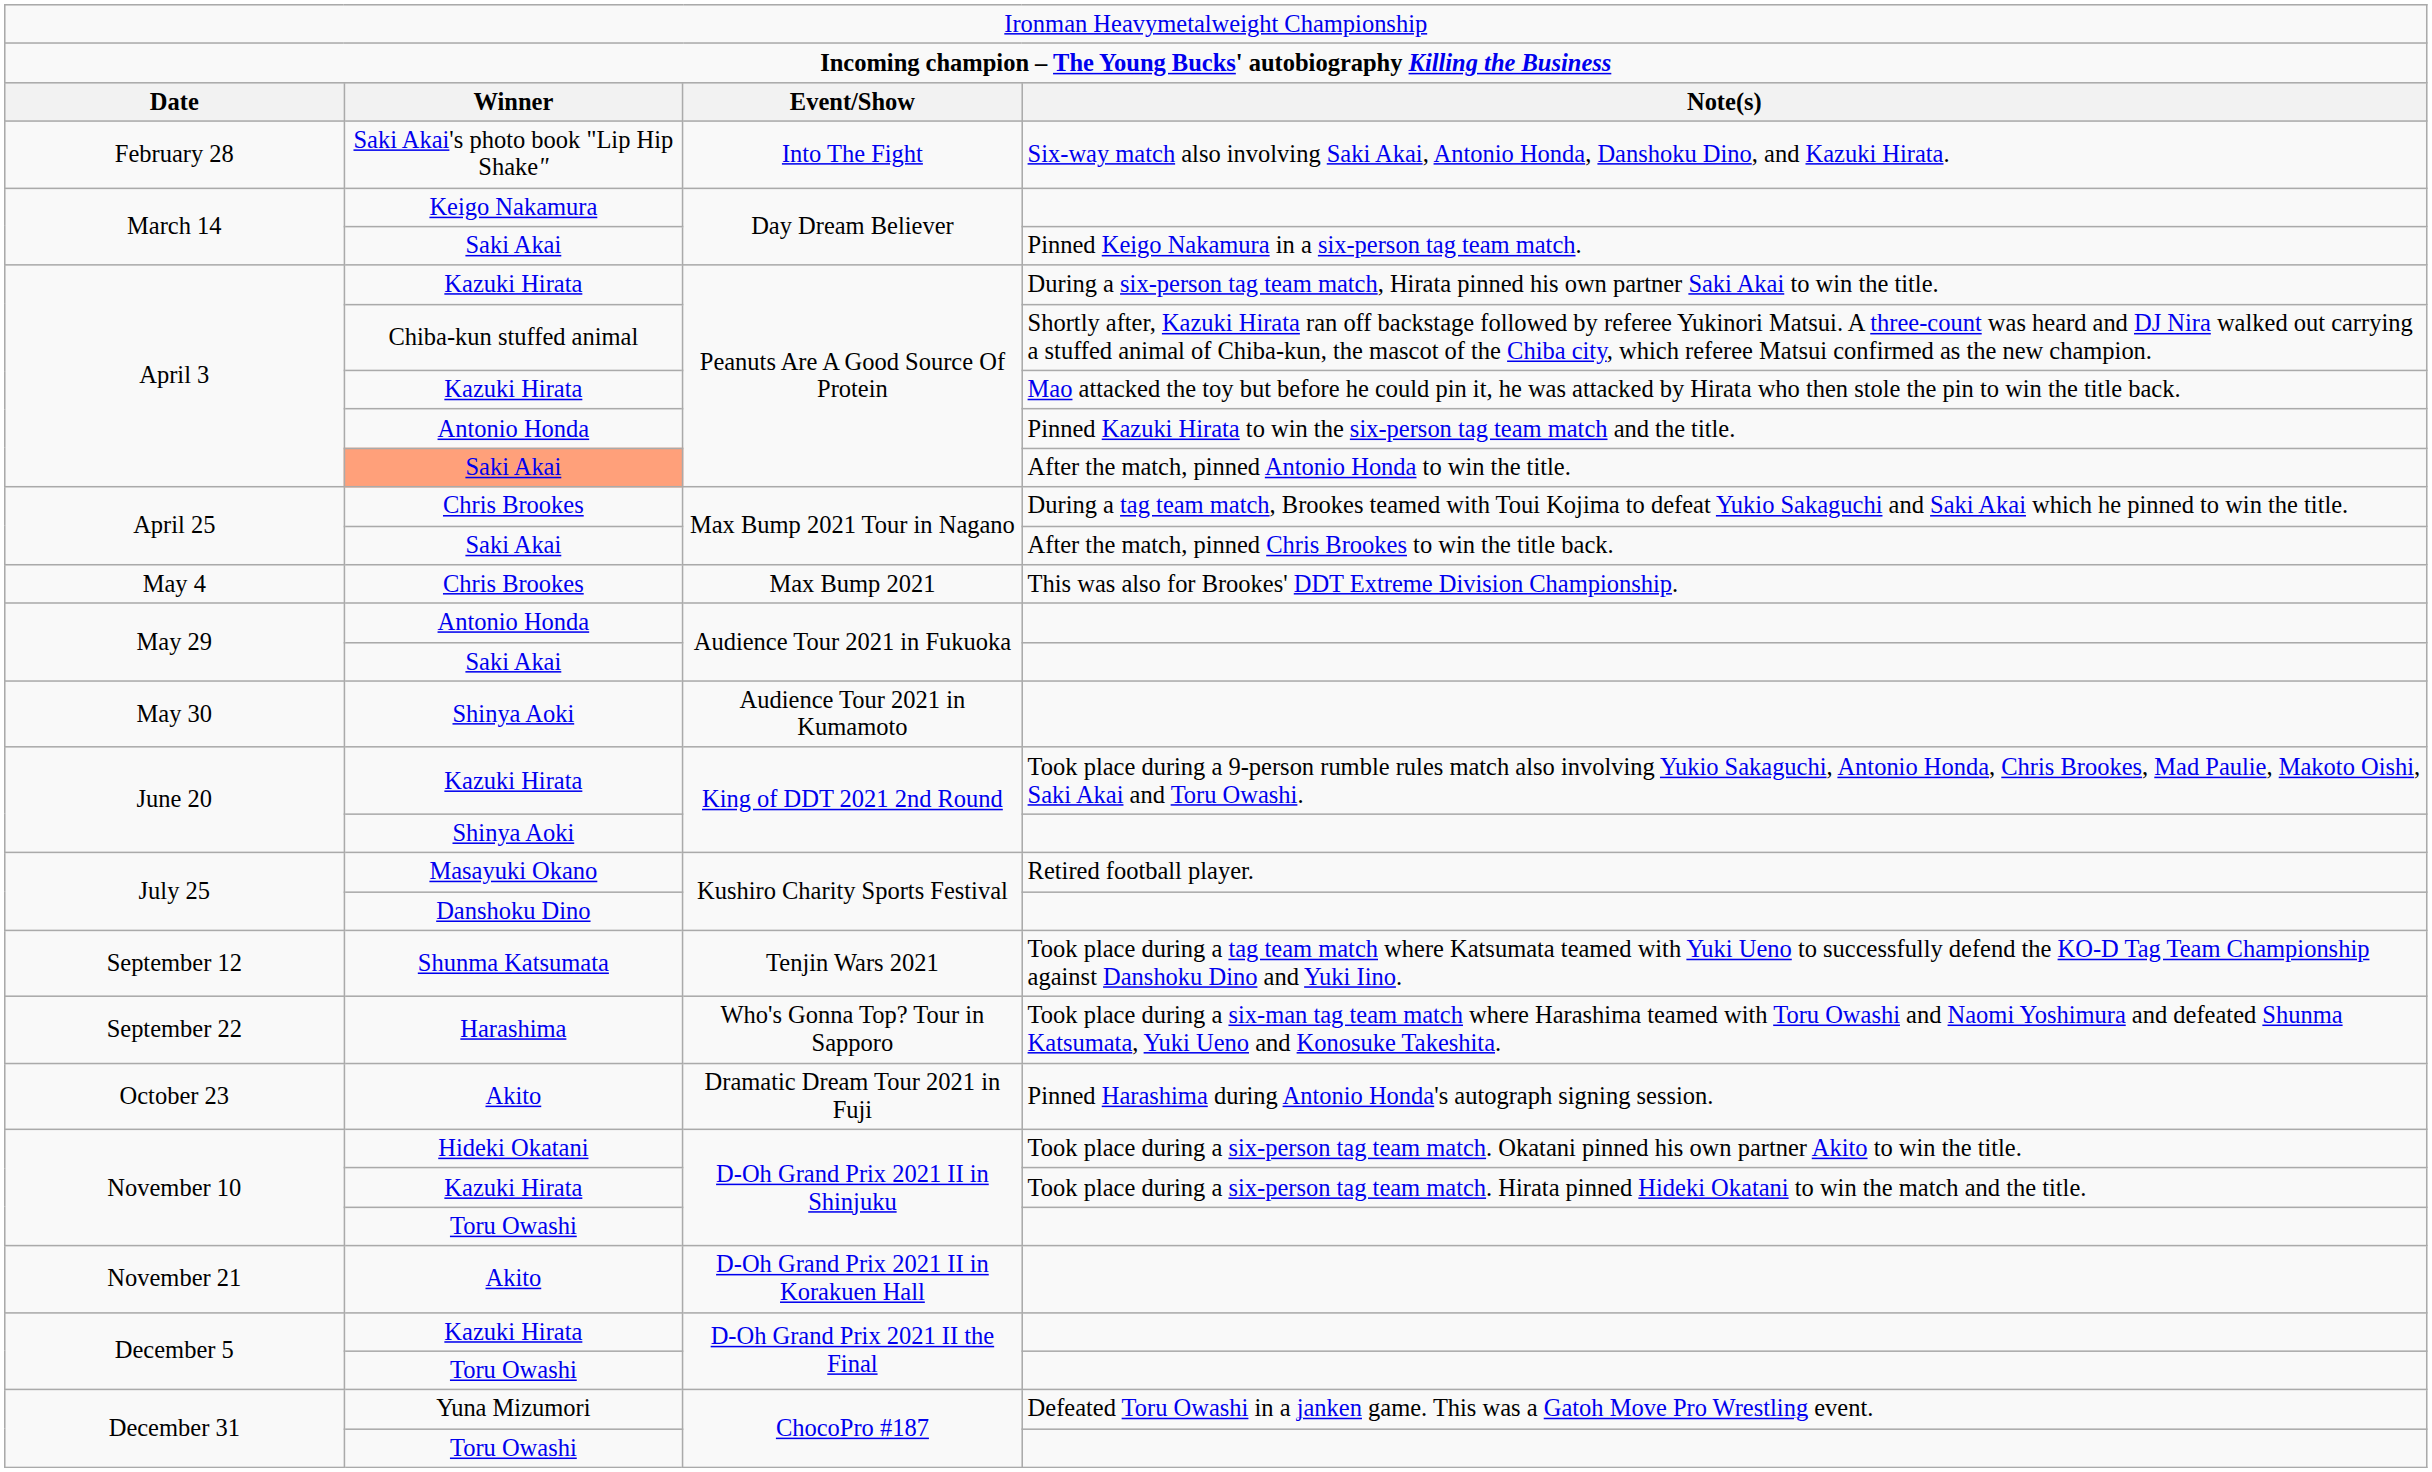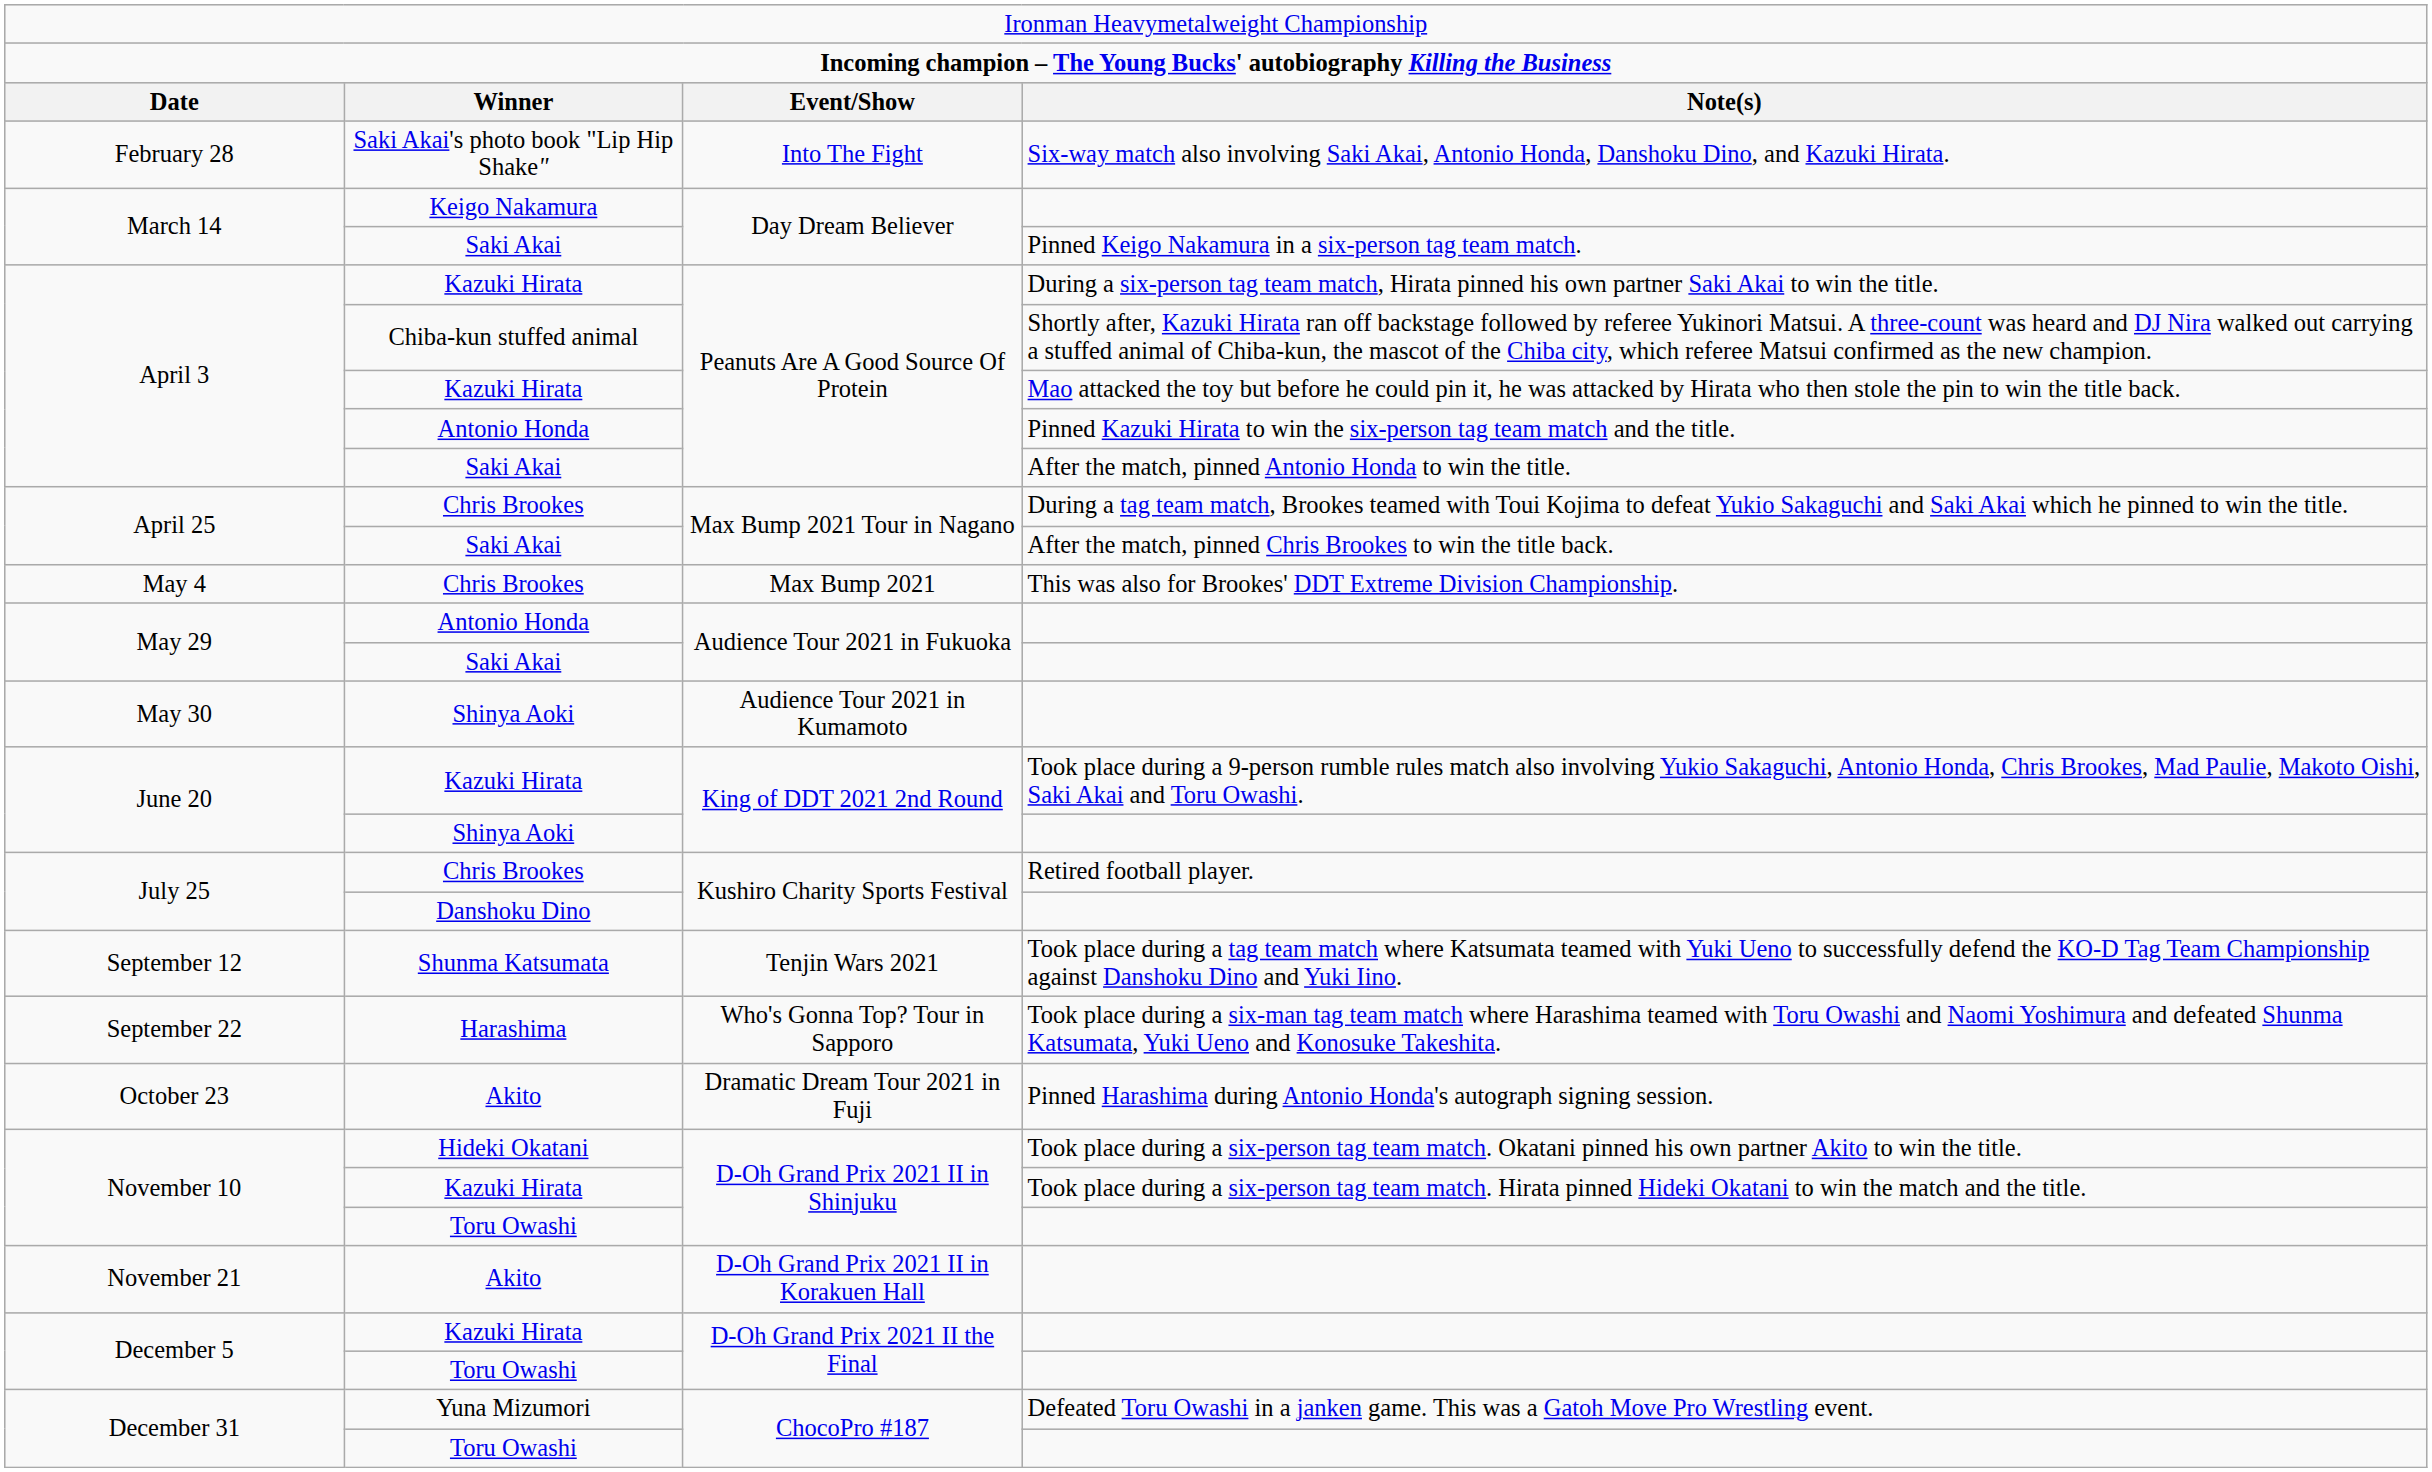(513, 467) lightsalmon background -> (513, 467) no background
(513, 871) Masayuki Okano -> (513, 871) Chris Brookes
